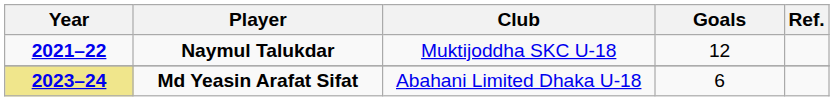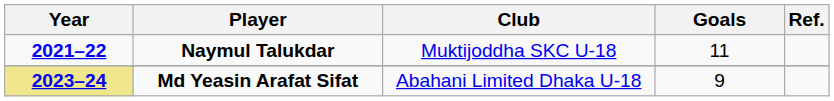(720, 50) 12 -> (720, 50) 11
(720, 80) 6 -> (720, 80) 9
